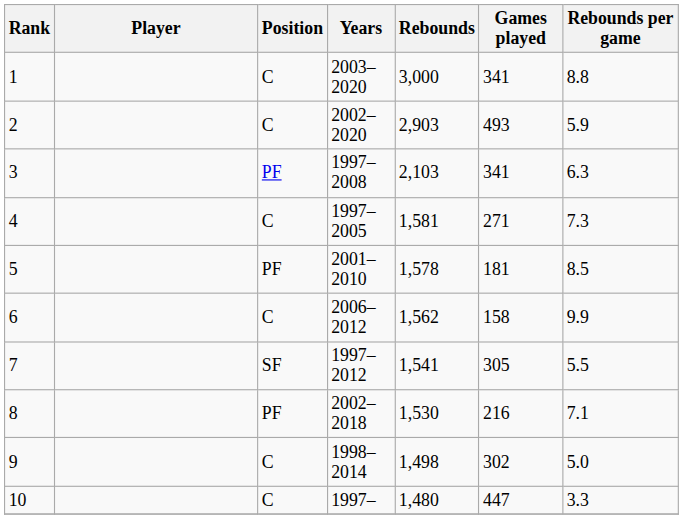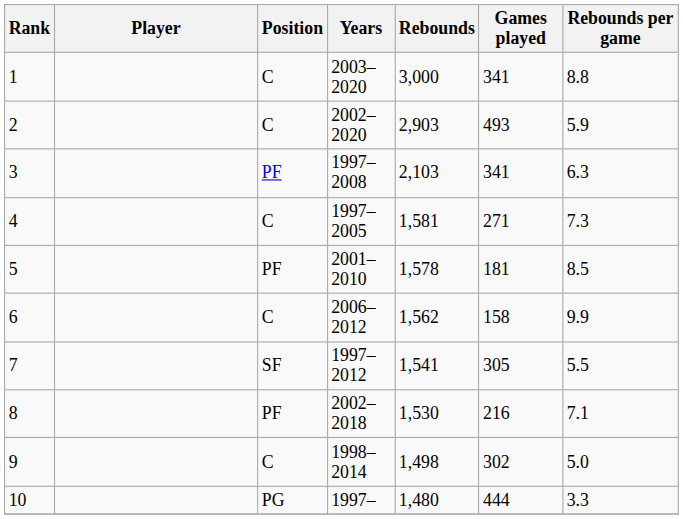(268, 500) C -> (273, 500) PG
(496, 500) 447 -> (496, 500) 444
